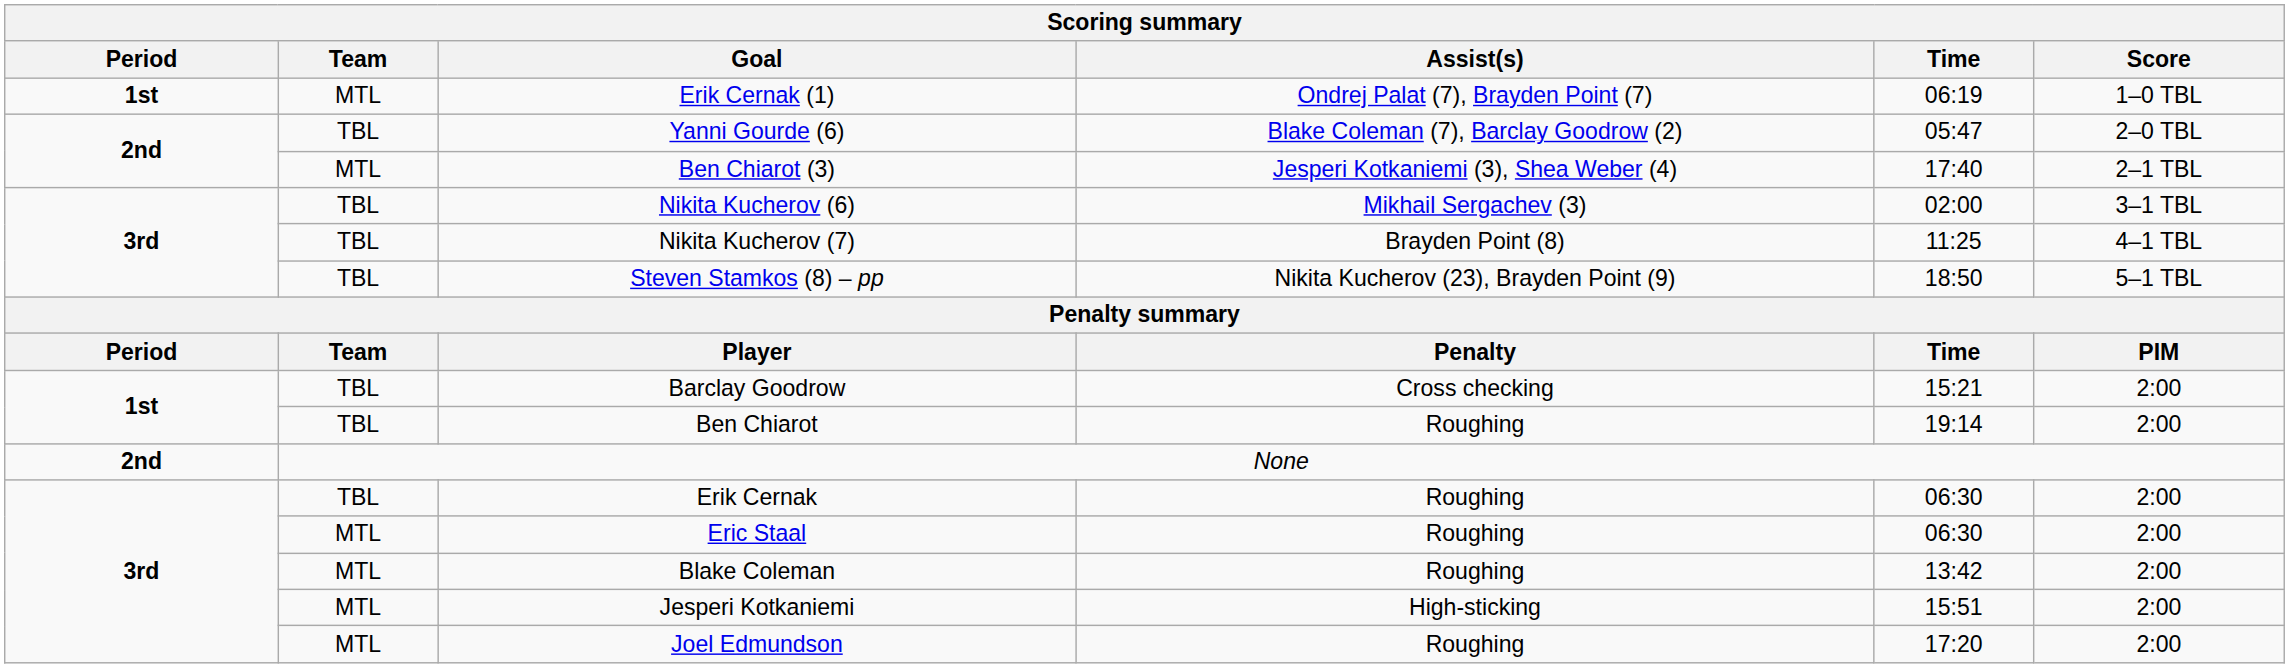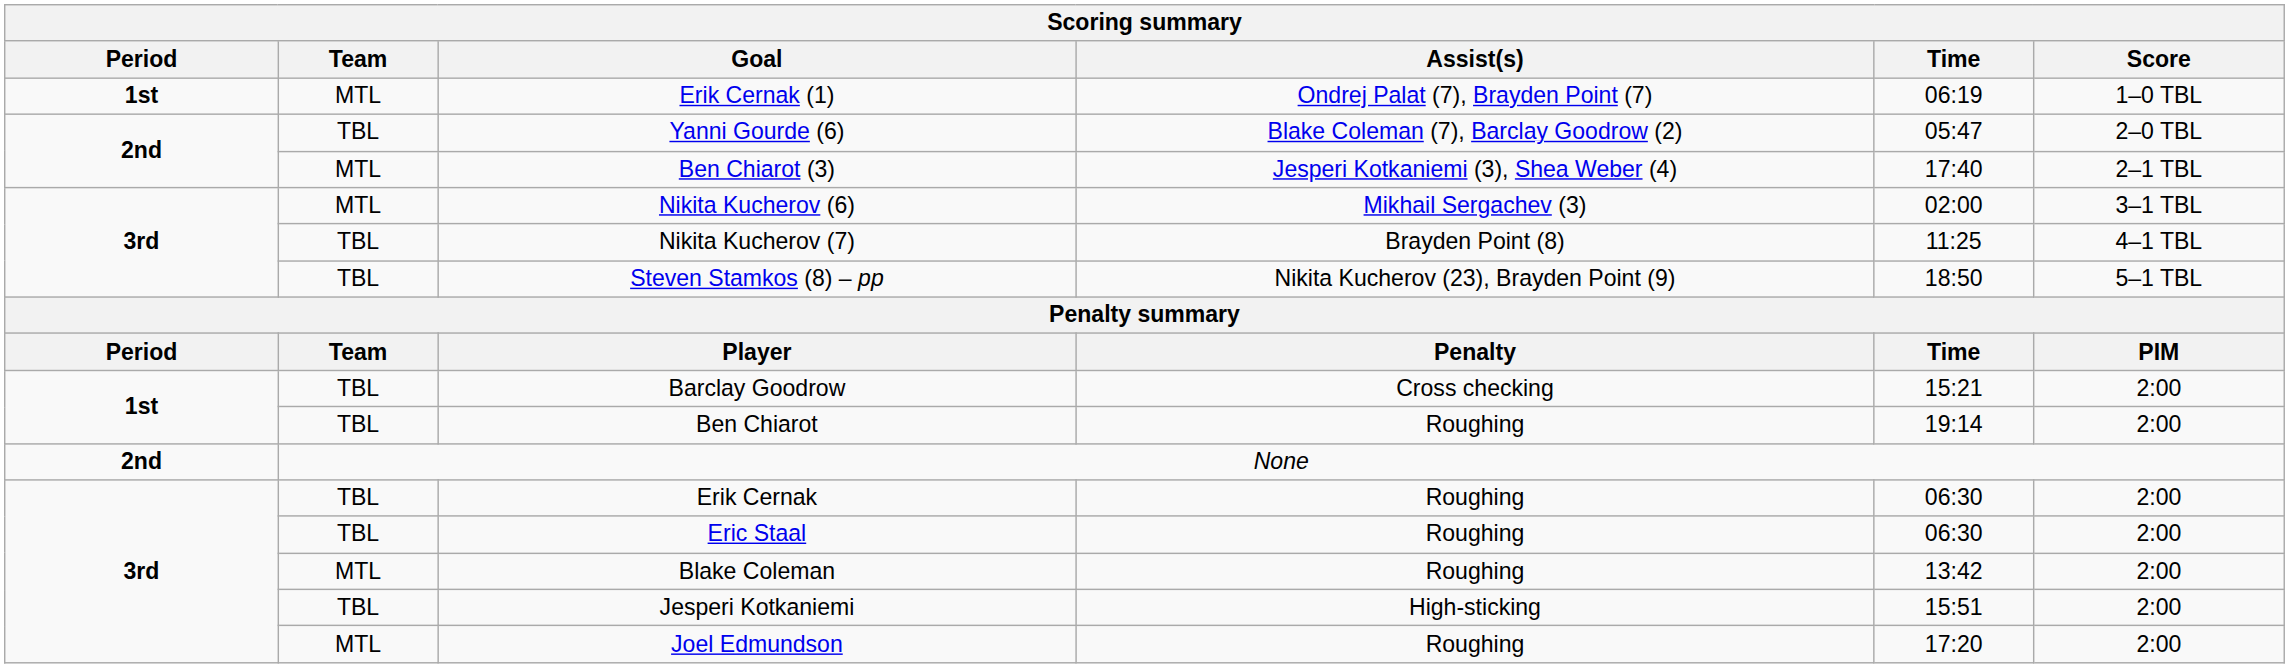(358, 205) TBL -> (358, 205) MTL
(358, 534) MTL -> (358, 534) TBL
(358, 607) MTL -> (358, 607) TBL
